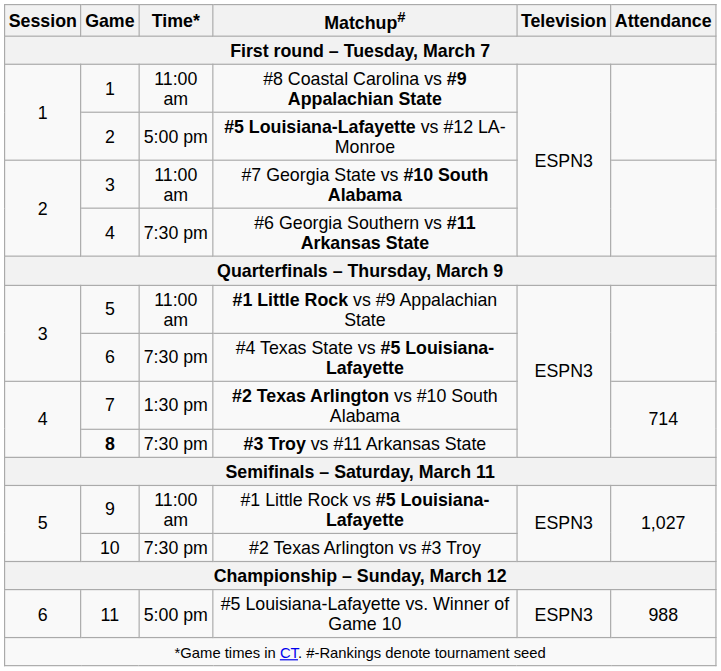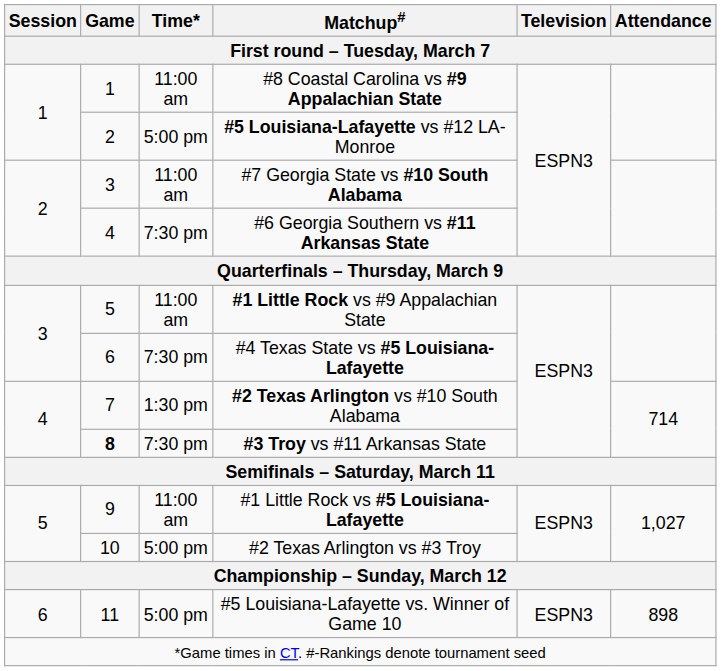(176, 548) 7:30 pm -> (176, 548) 5:00 pm
(663, 614) 988 -> (663, 614) 898
